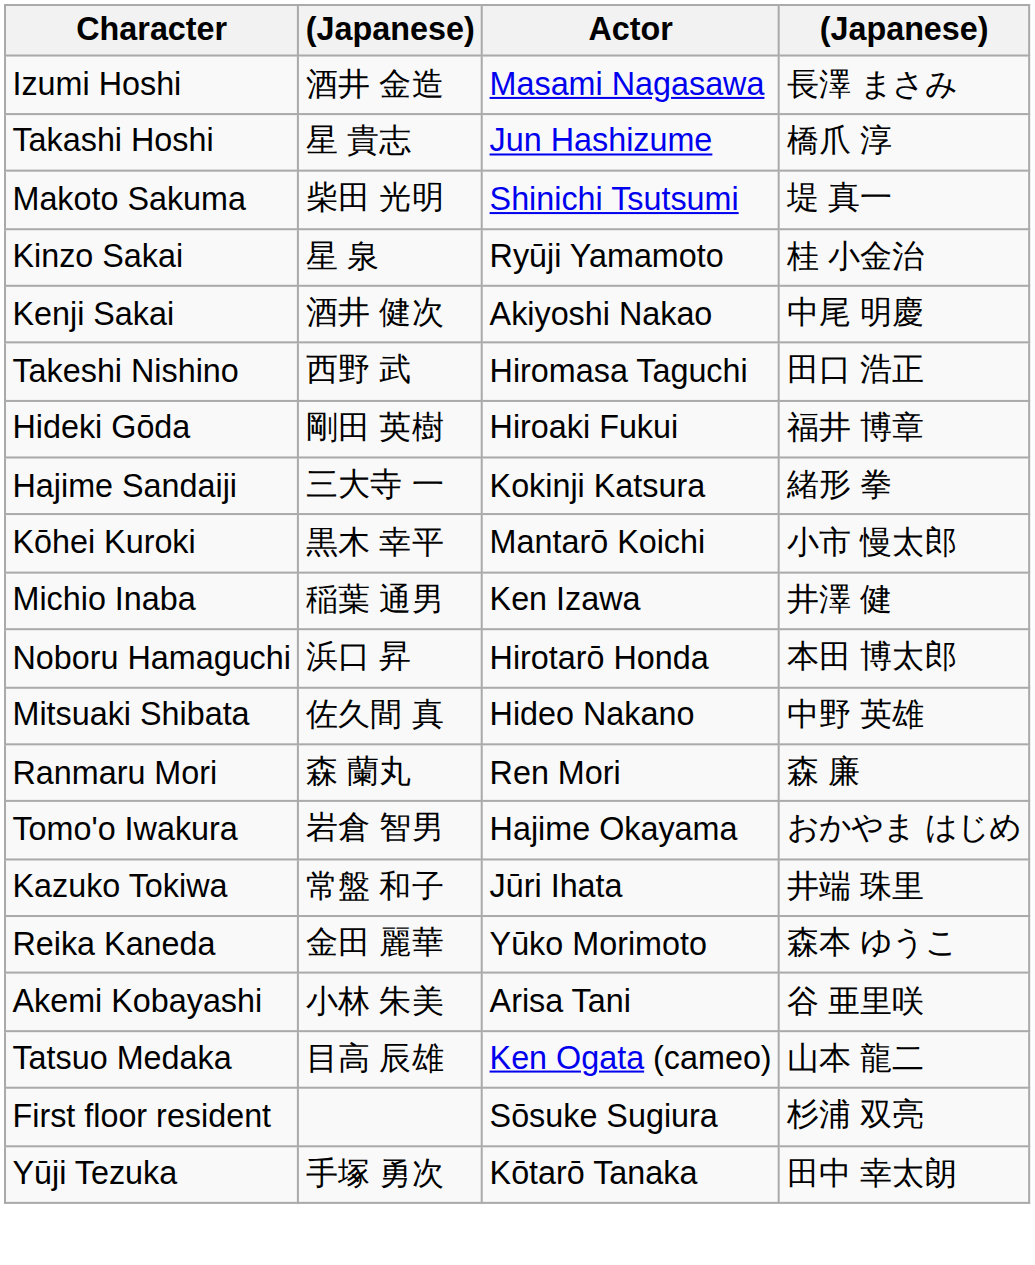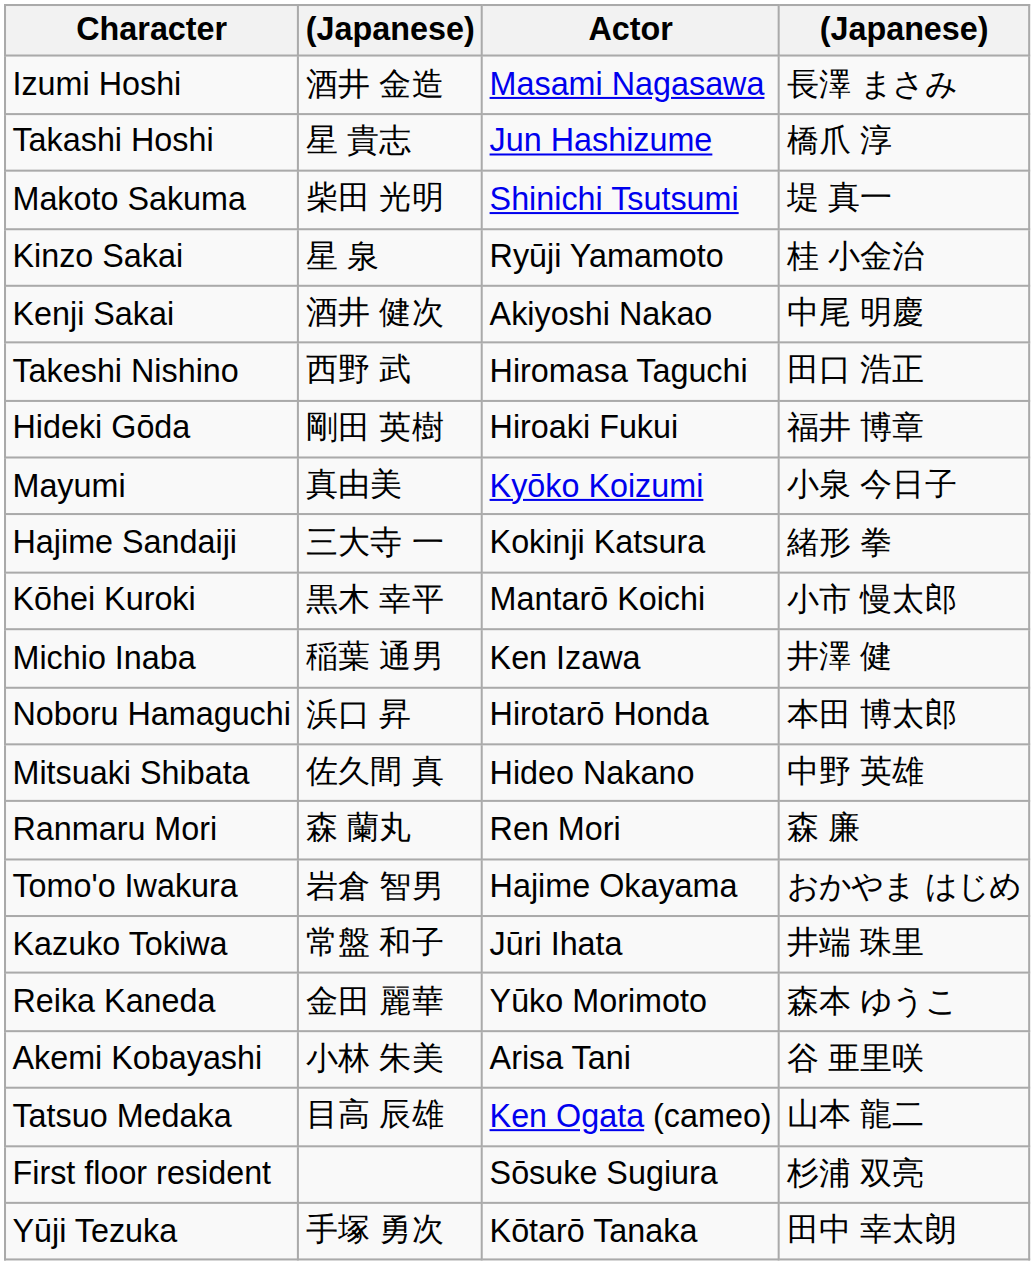+ row: (69, 485)
